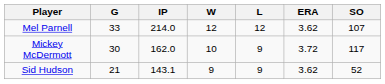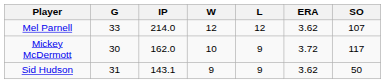(115, 70) 21 -> (115, 70) 31
(356, 70) 52 -> (356, 70) 50
